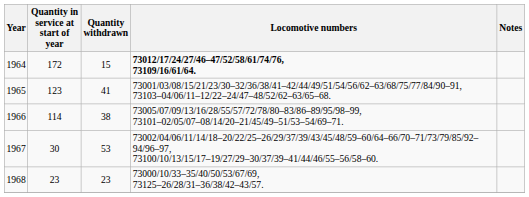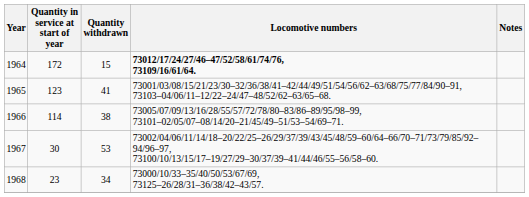(106, 180) 23 -> (106, 180) 34
